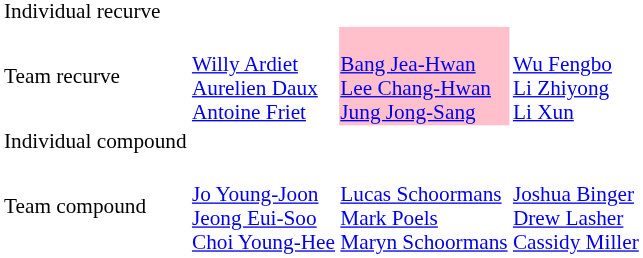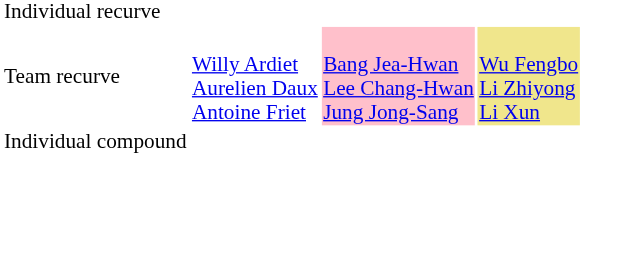(562, 87) no background -> (529, 87) khaki background
- row: (75, 206)
